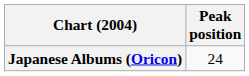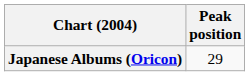(215, 58) 24 -> (215, 58) 29
